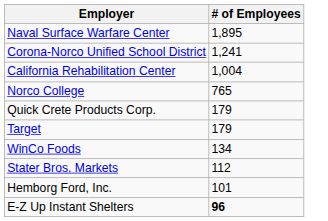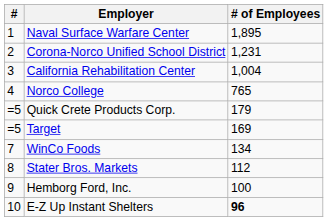+ column: (14, 14)
(227, 52) 1,241 -> (246, 52) 1,231
(222, 129) 179 -> (241, 129) 169
(222, 187) 101 -> (241, 187) 100
